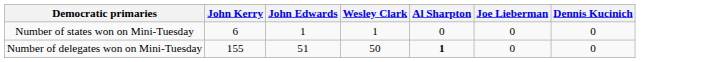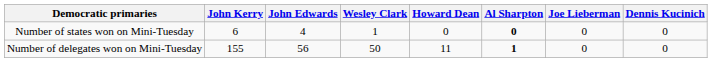+ column: (446, 13)
(303, 31) 1 -> (303, 31) 4
(442, 31) normal -> (514, 31) bold
(303, 48) 51 -> (303, 48) 56
